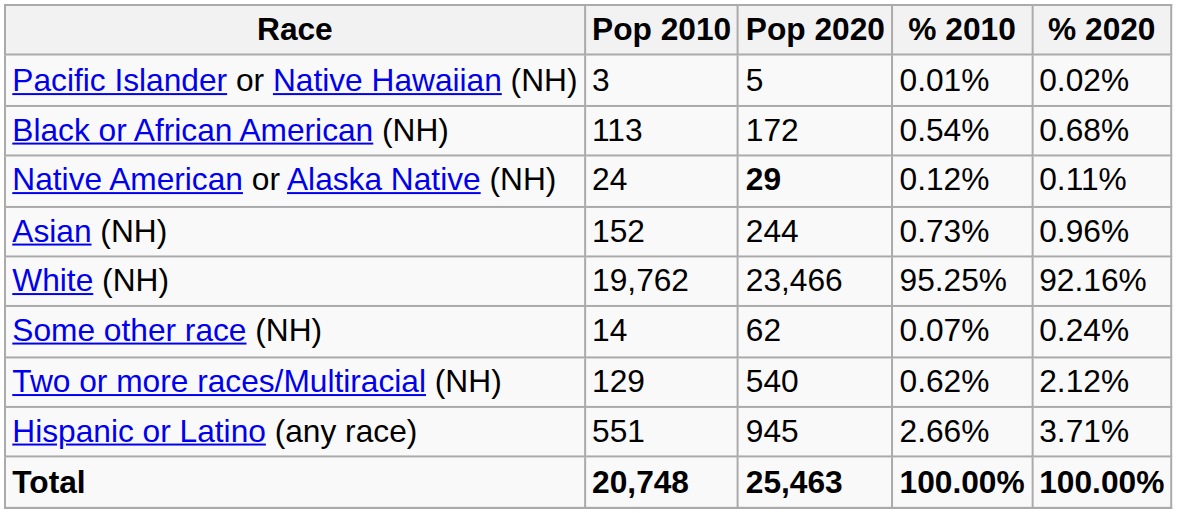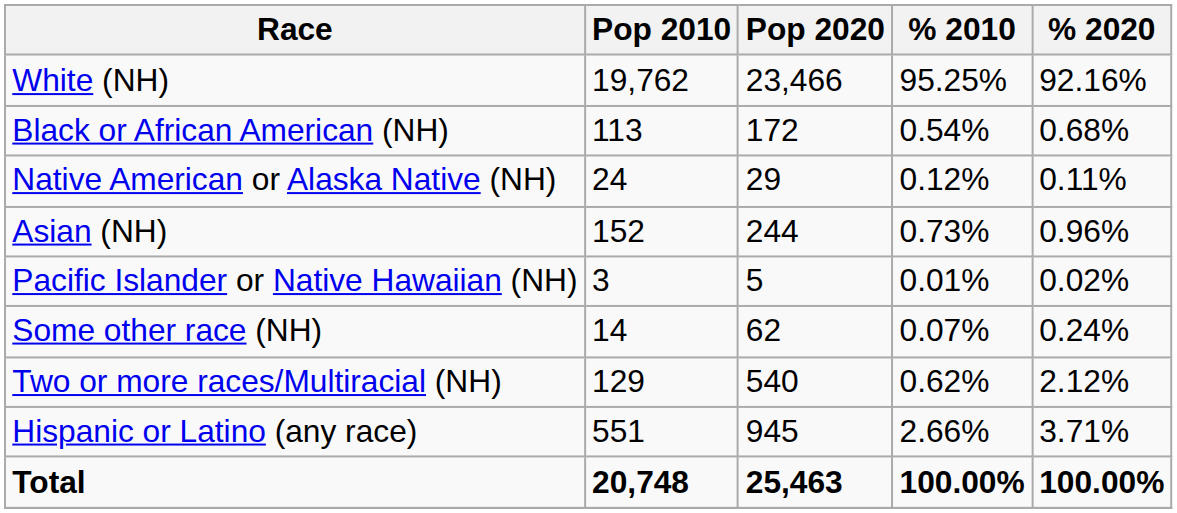rows swapped: (91, 280) <-> (295, 79)
(763, 180) bold -> (763, 180) normal
